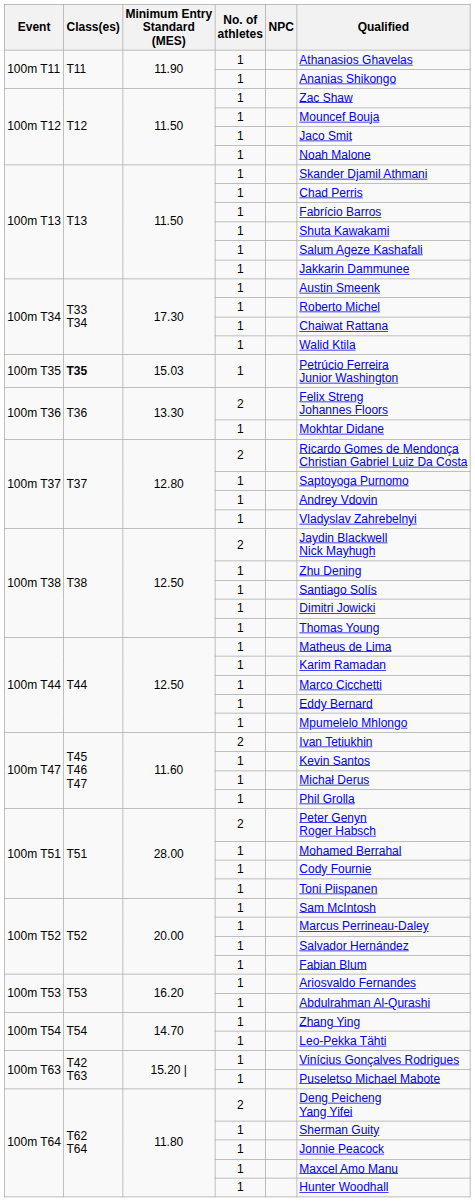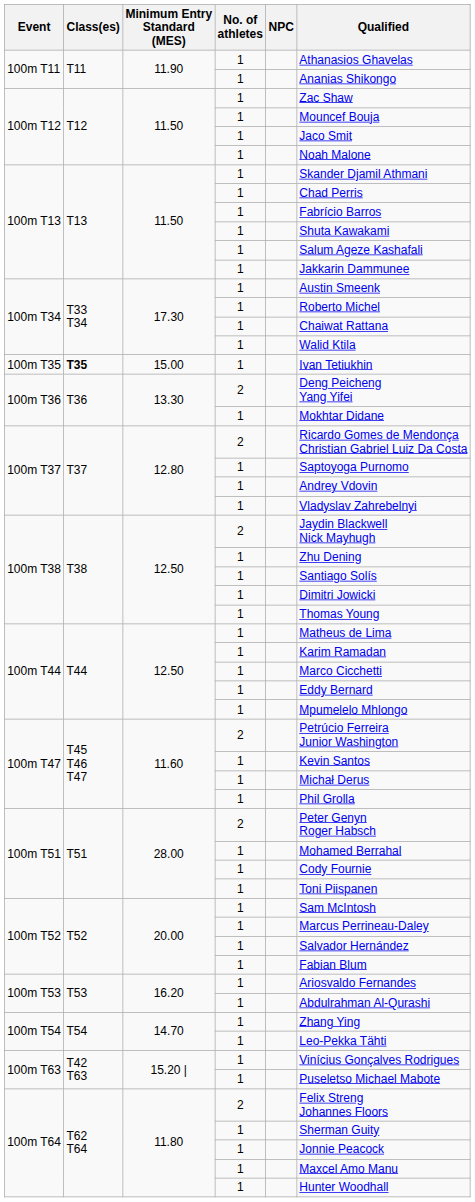(169, 371) 15.03 -> (169, 364) 15.00
(349, 371) Petrúcio Ferreira Junior Washington -> (336, 364) Ivan Tetiukhin
(344, 403) Felix Streng Johannes Floors -> (340, 390) Deng Peicheng Yang Yifei
(336, 742) Ivan Tetiukhin -> (349, 735) Petrúcio Ferreira Junior Washington
(340, 1104) Deng Peicheng Yang Yifei -> (344, 1104) Felix Streng Johannes Floors
